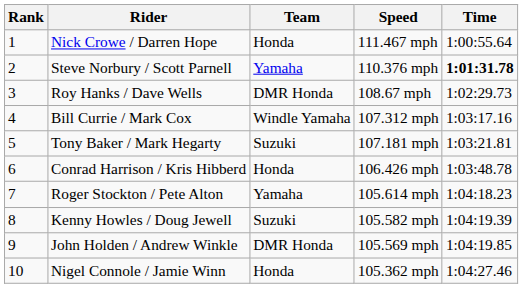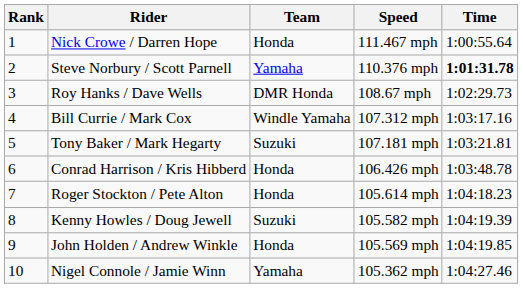(278, 194) Yamaha -> (274, 194) Honda
(293, 245) DMR Honda -> (274, 245) Honda
(274, 270) Honda -> (278, 270) Yamaha
